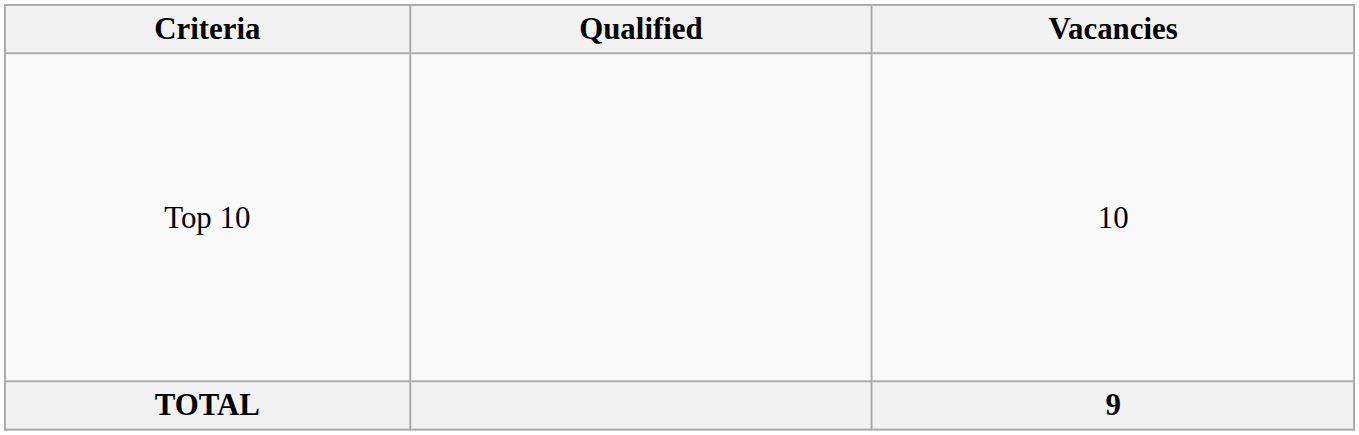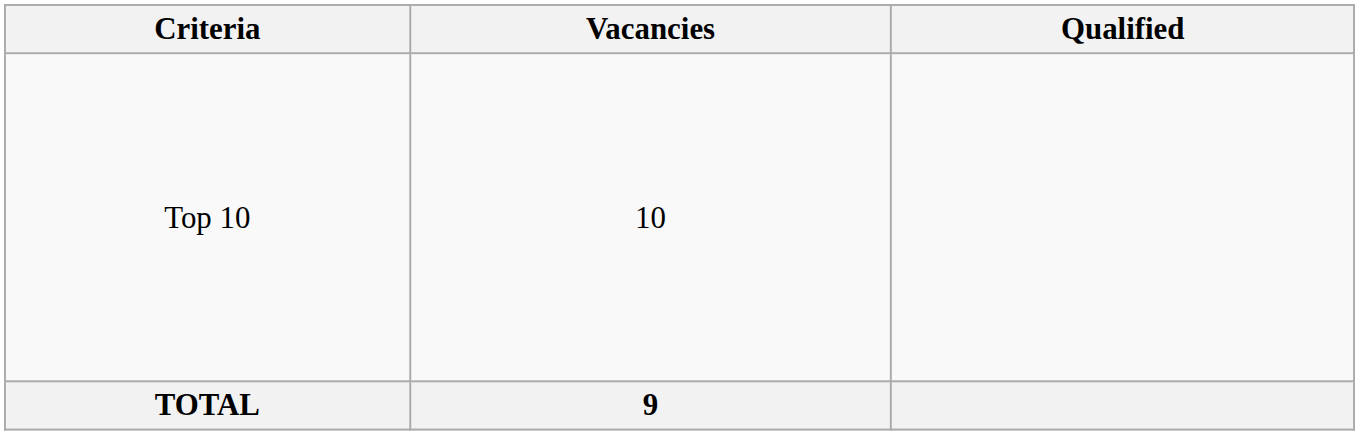columns swapped: (1113, 28) <-> (641, 28)
